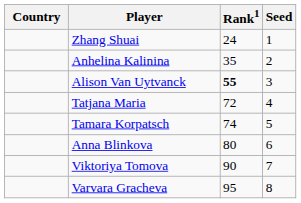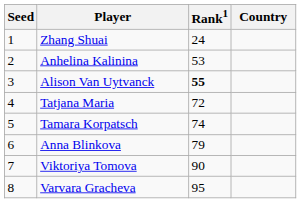columns swapped: (37, 16) <-> (279, 16)
(230, 60) 35 -> (198, 60) 53
(230, 144) 80 -> (198, 144) 79
